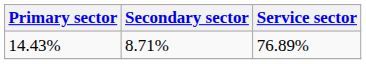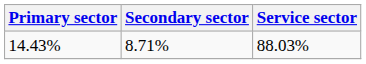(283, 44) 76.89% -> (283, 44) 88.03%
